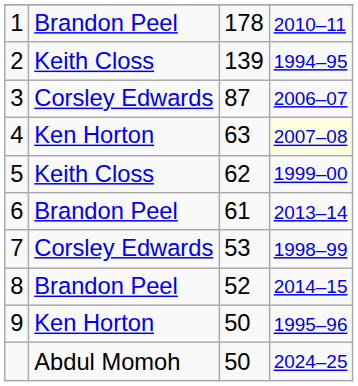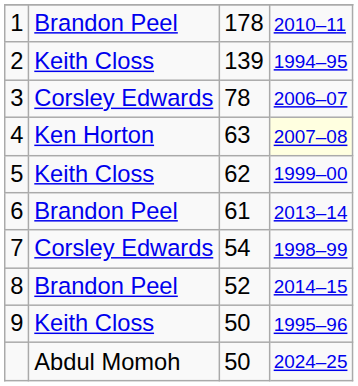(237, 98) 87 -> (237, 98) 78
(237, 248) 53 -> (237, 248) 54
(94, 323) Ken Horton -> (94, 323) Keith Closs
